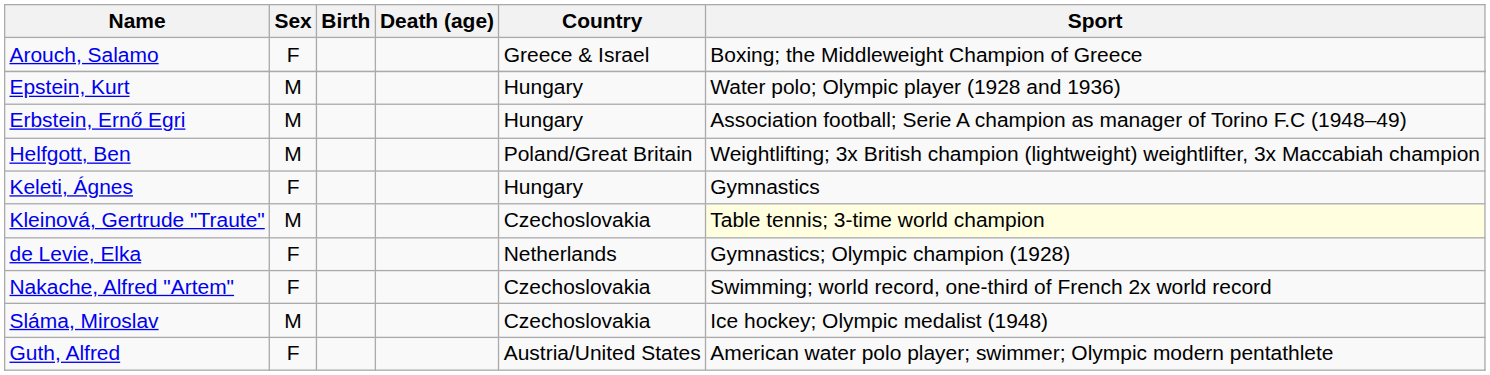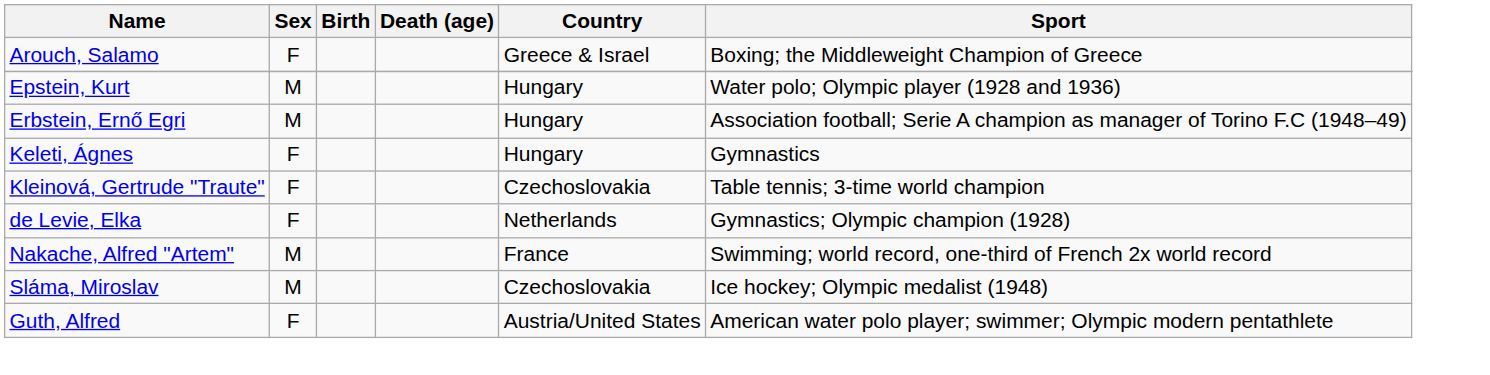- row: (70, 154)
(293, 220) M -> (293, 187) F
(877, 220) lightyellow background -> (877, 187) no background
(293, 287) F -> (293, 253) M
(577, 287) Czechoslovakia -> (536, 253) France
